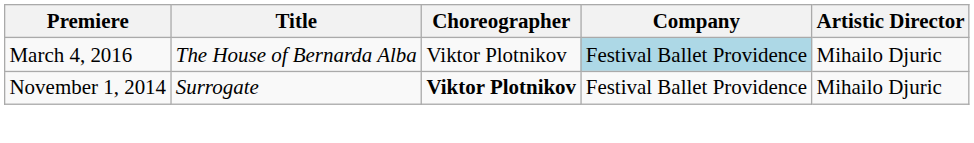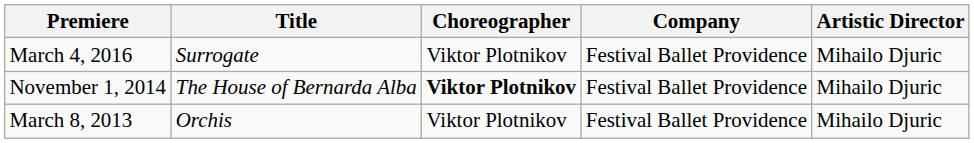(296, 54) The House of Bernarda Alba -> (217, 54) Surrogate
(696, 54) lightblue background -> (696, 54) no background
(217, 87) Surrogate -> (296, 87) The House of Bernarda Alba
+ row: (71, 120)
